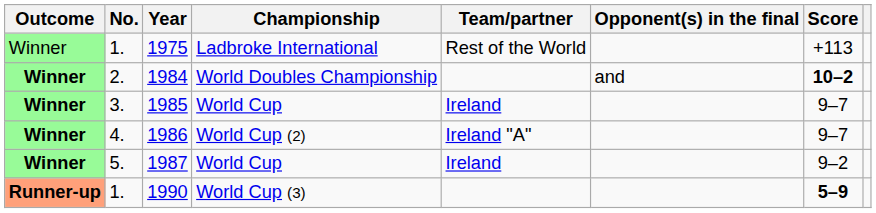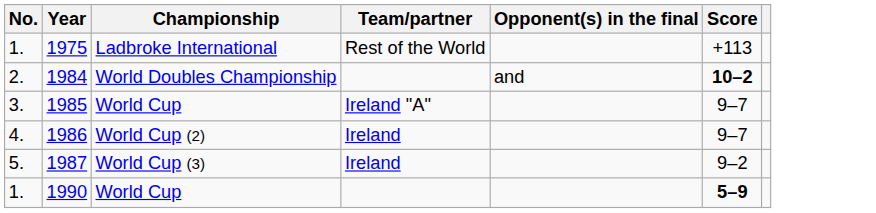- column: (55, 18)
(473, 105) Ireland -> (388, 105) Ireland "A"
(489, 134) Ireland "A" -> (373, 134) Ireland
(239, 163) World Cup -> (150, 163) World Cup (3)
(251, 192) World Cup (3) -> (138, 192) World Cup
